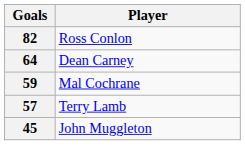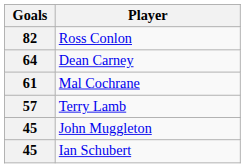(30, 83) 59 -> (30, 83) 61
+ row: (95, 151)
